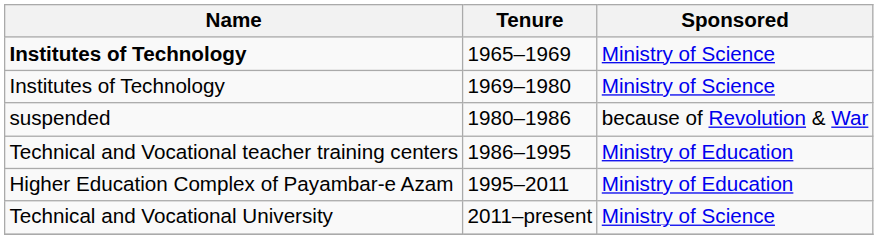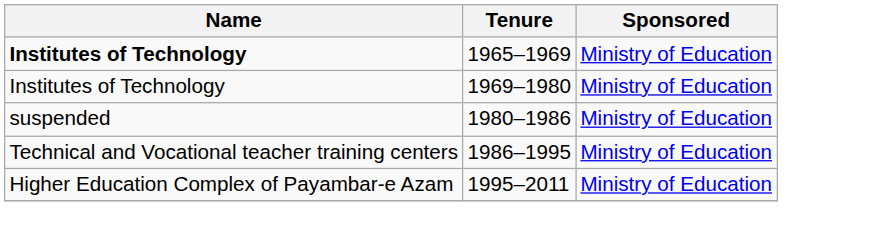(688, 53) Ministry of Science -> (676, 53) Ministry of Education
(688, 86) Ministry of Science -> (676, 86) Ministry of Education
(735, 119) because of Revolution & War -> (676, 119) Ministry of Education
- row: (530, 217)
